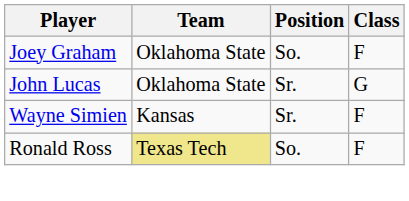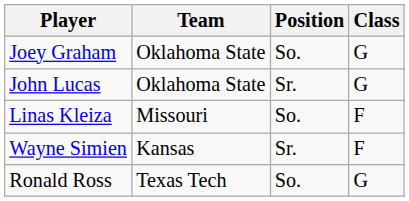(359, 52) F -> (361, 52) G
+ row: (60, 116)
(181, 148) khaki background -> (181, 180) no background
(359, 148) F -> (361, 180) G
